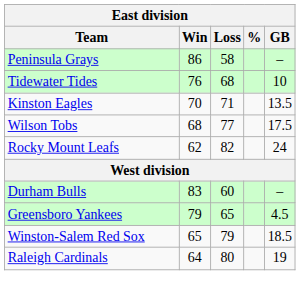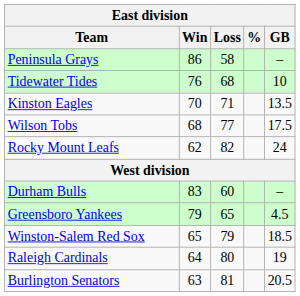+ row: (64, 280)
